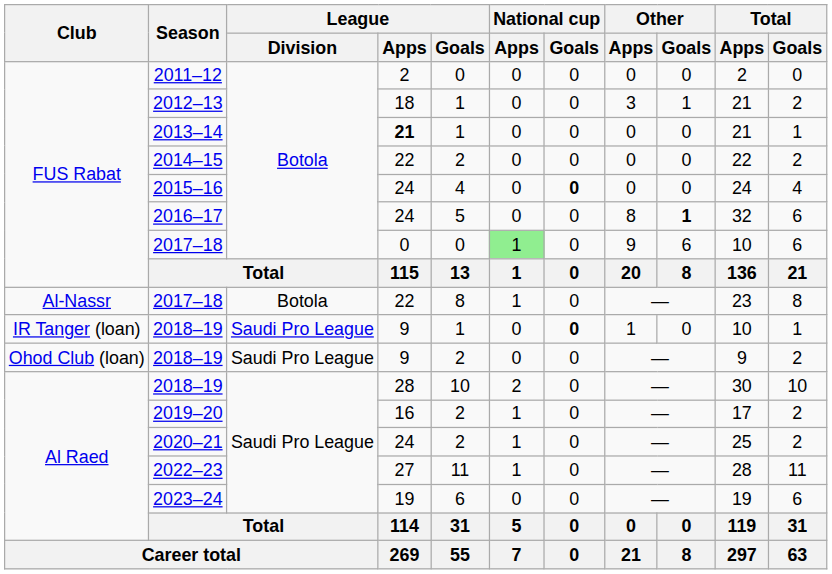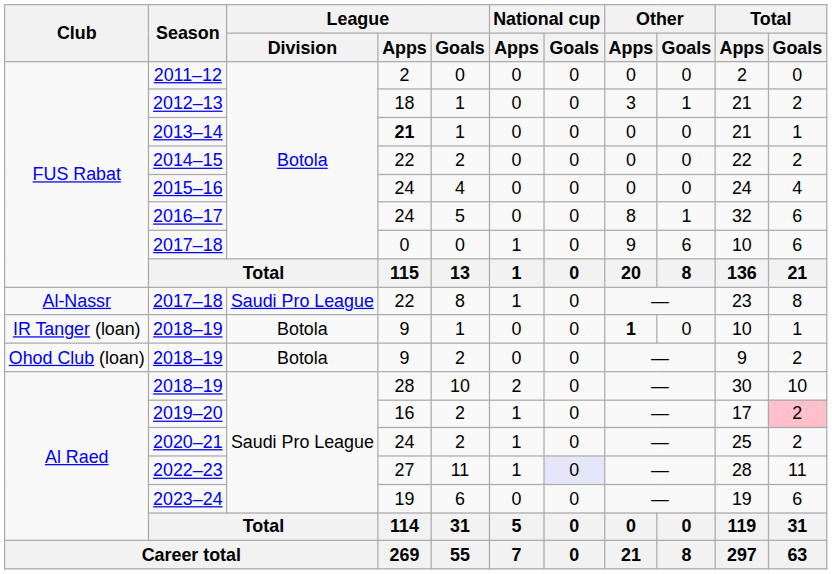(574, 188) bold -> (574, 188) normal
(686, 217) bold -> (686, 217) normal
(517, 245) lightgreen background -> (517, 245) no background
(302, 301) Botola -> (302, 301) Saudi Pro League
(302, 329) Saudi Pro League -> (302, 329) Botola
(574, 329) bold -> (574, 329) normal
(631, 329) normal -> (631, 329) bold
(302, 358) Saudi Pro League -> (302, 358) Botola
(797, 414) no background -> (797, 414) pink background
(574, 470) no background -> (574, 470) lavender background
